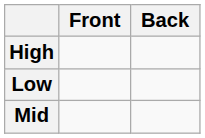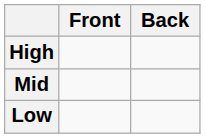rows swapped: (32, 116) <-> (32, 84)
